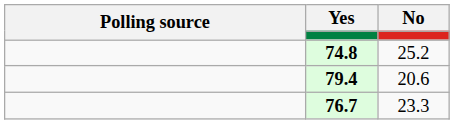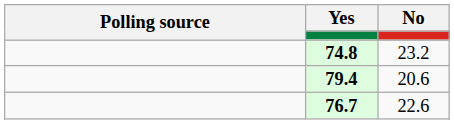(413, 53) 25.2 -> (413, 53) 23.2
(413, 106) 23.3 -> (413, 106) 22.6
